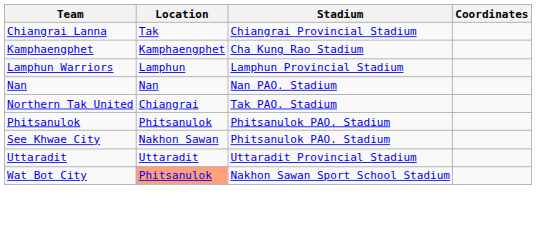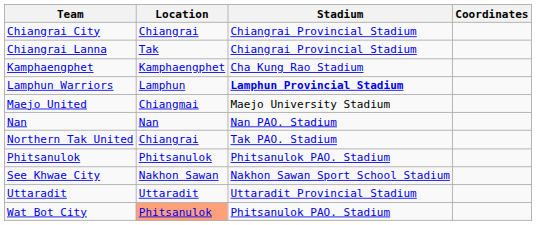+ row: (54, 31)
(317, 67) normal -> (317, 85) bold
+ row: (47, 103)
(310, 139) Phitsanulok PAO. Stadium -> (340, 176) Nakhon Sawan Sport School Stadium
(340, 176) Nakhon Sawan Sport School Stadium -> (310, 212) Phitsanulok PAO. Stadium
